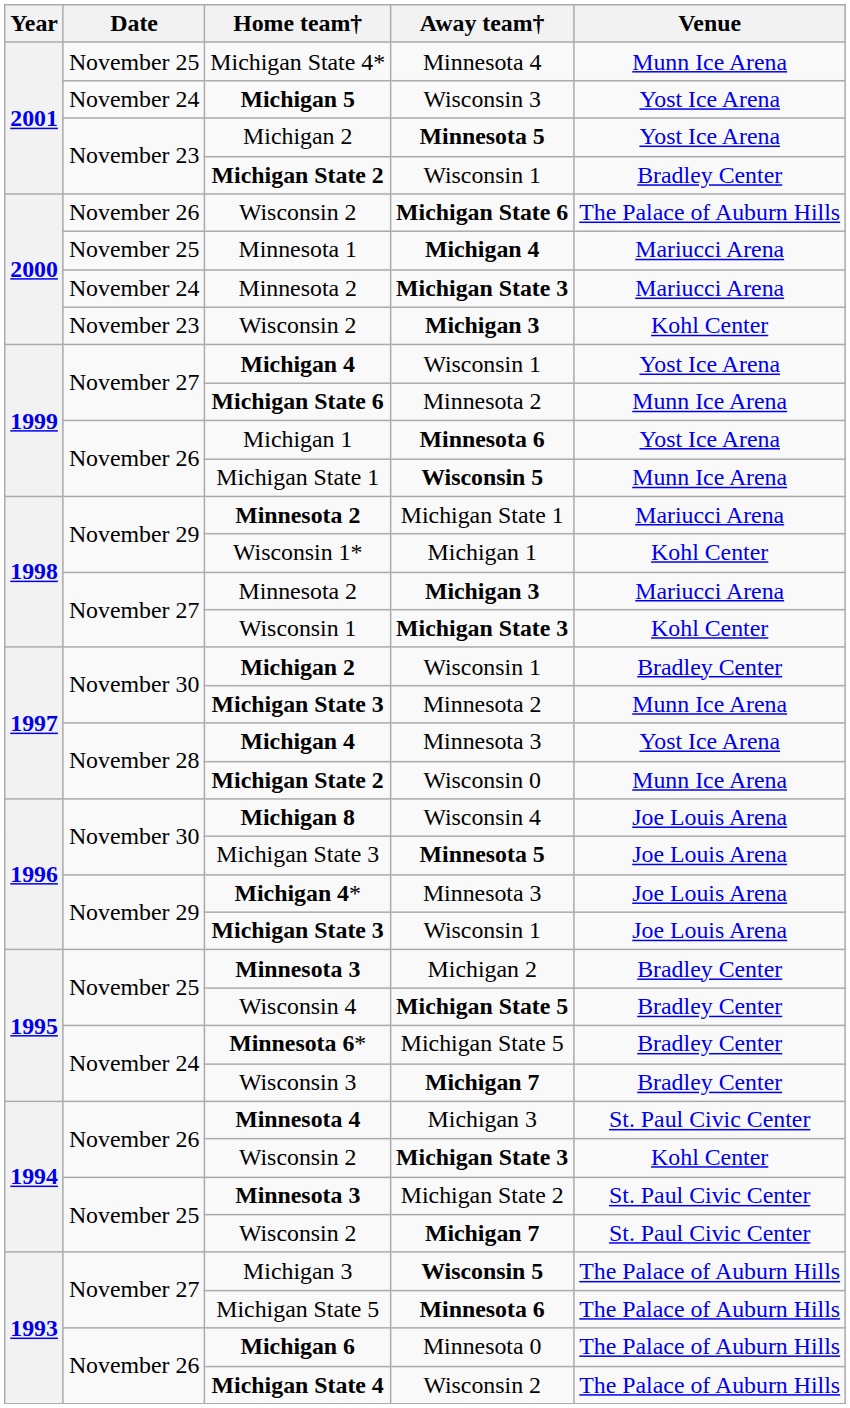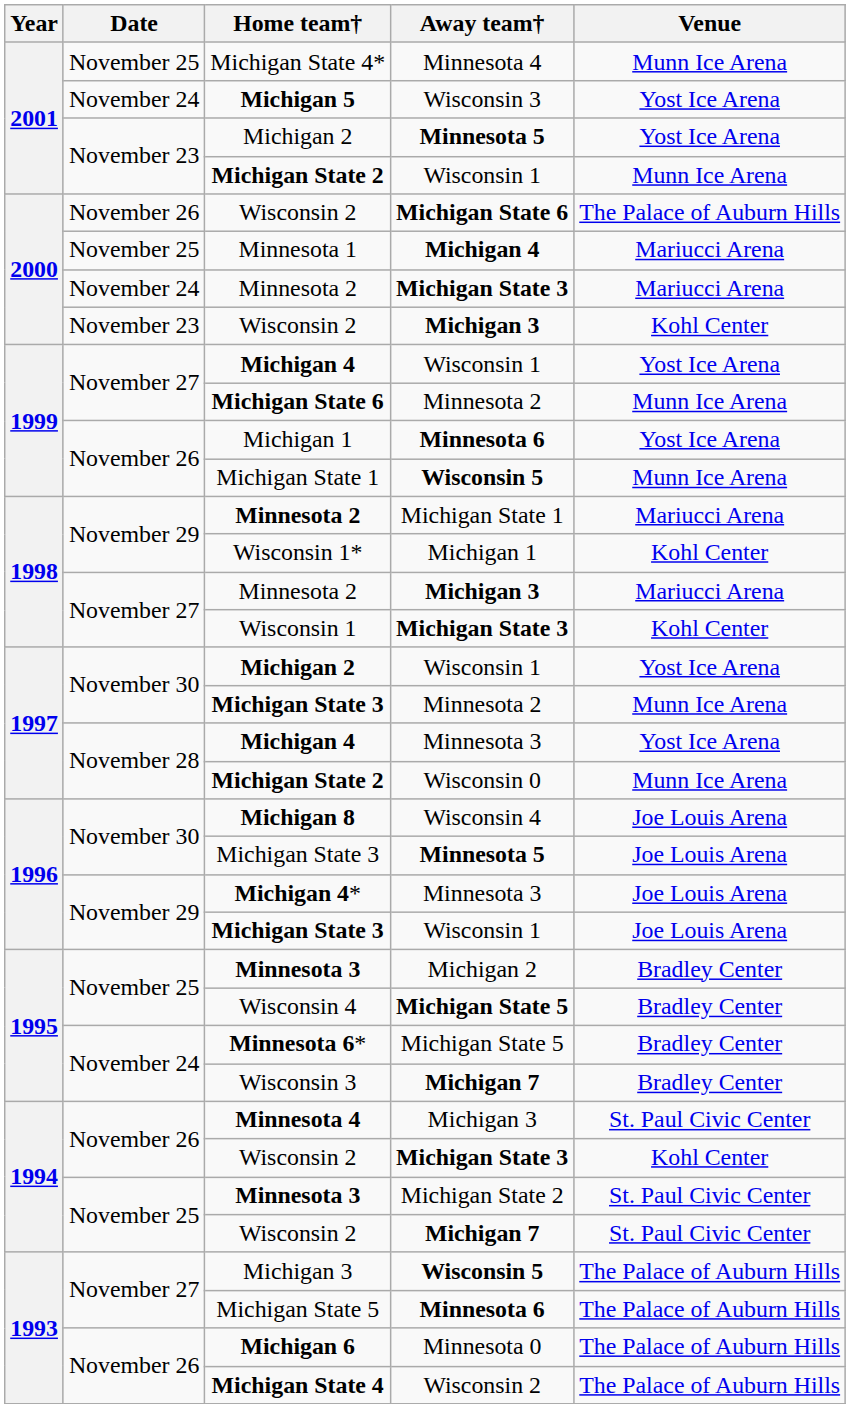(710, 174) Bradley Center -> (710, 174) Munn Ice Arena
(710, 666) Bradley Center -> (710, 666) Yost Ice Arena
